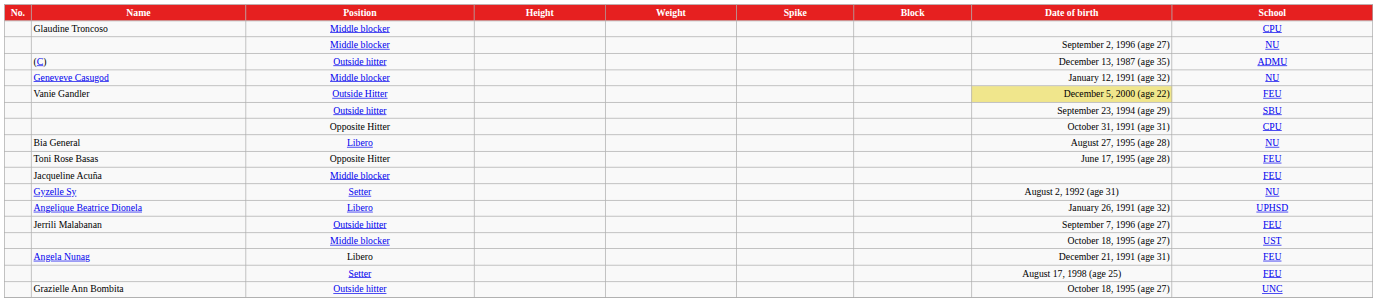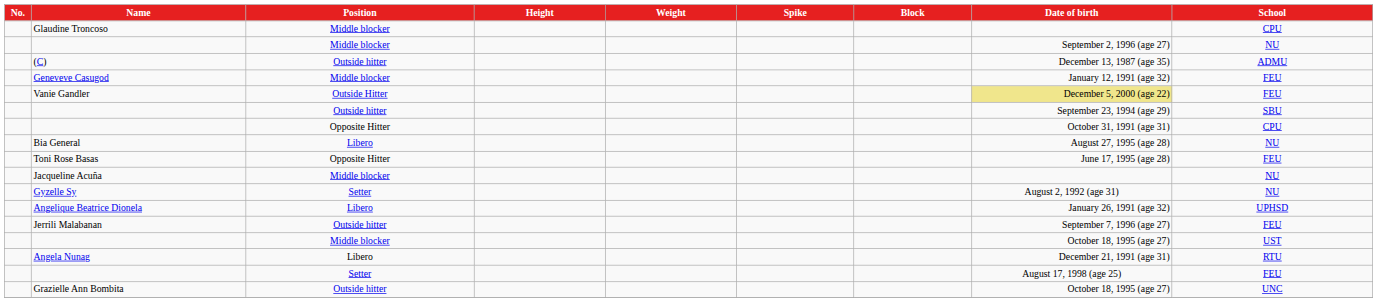(1272, 77) NU -> (1272, 77) FEU
(1272, 175) FEU -> (1272, 175) NU
(1272, 257) FEU -> (1272, 257) RTU
